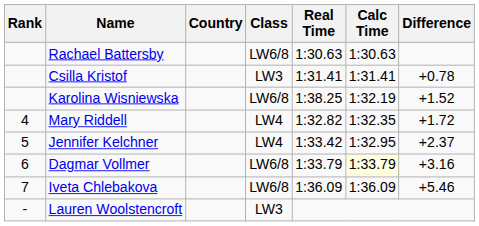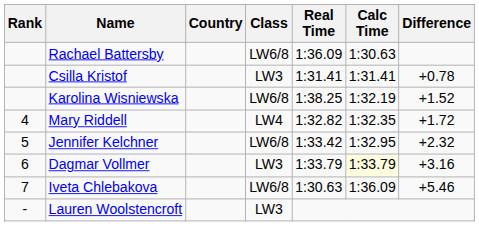(319, 53) 1:30.63 -> (319, 53) 1:36.09
(269, 143) LW4 -> (269, 143) LW6/8
(437, 143) +2.37 -> (437, 143) +2.32
(269, 165) LW6/8 -> (269, 165) LW3
(319, 187) 1:36.09 -> (319, 187) 1:30.63
